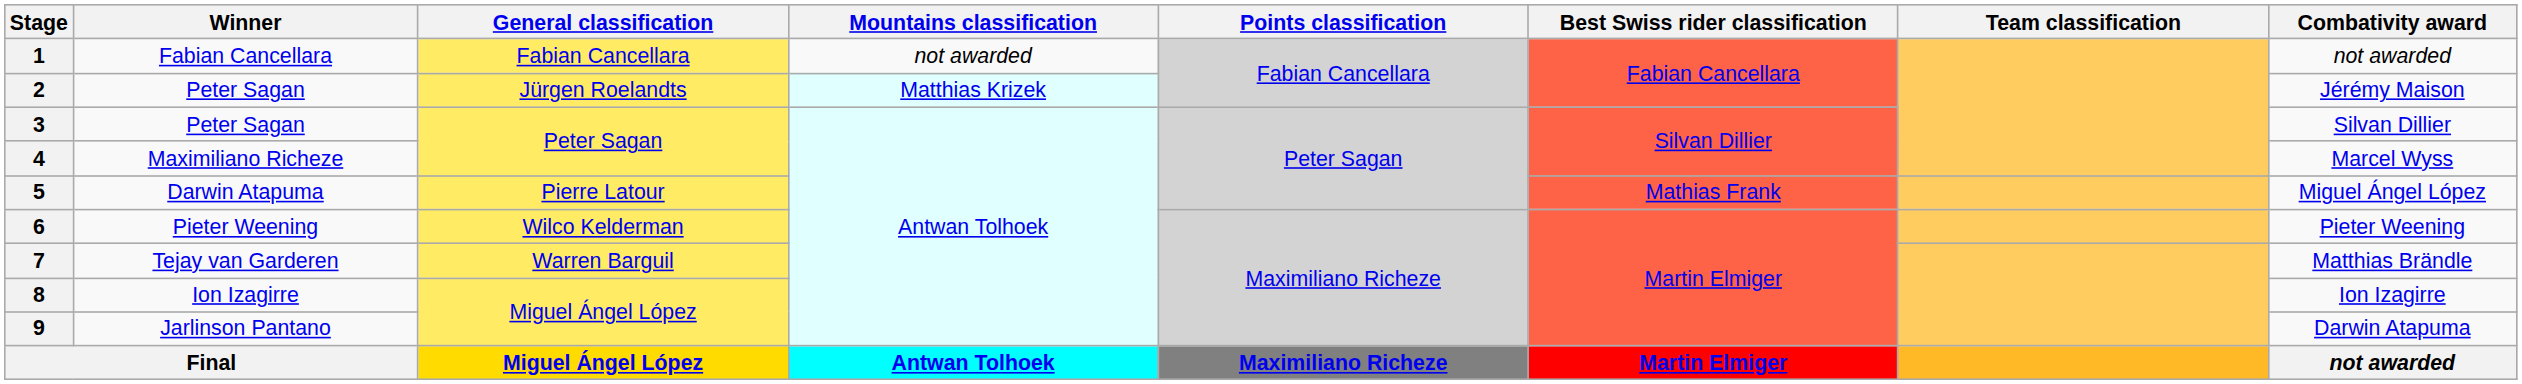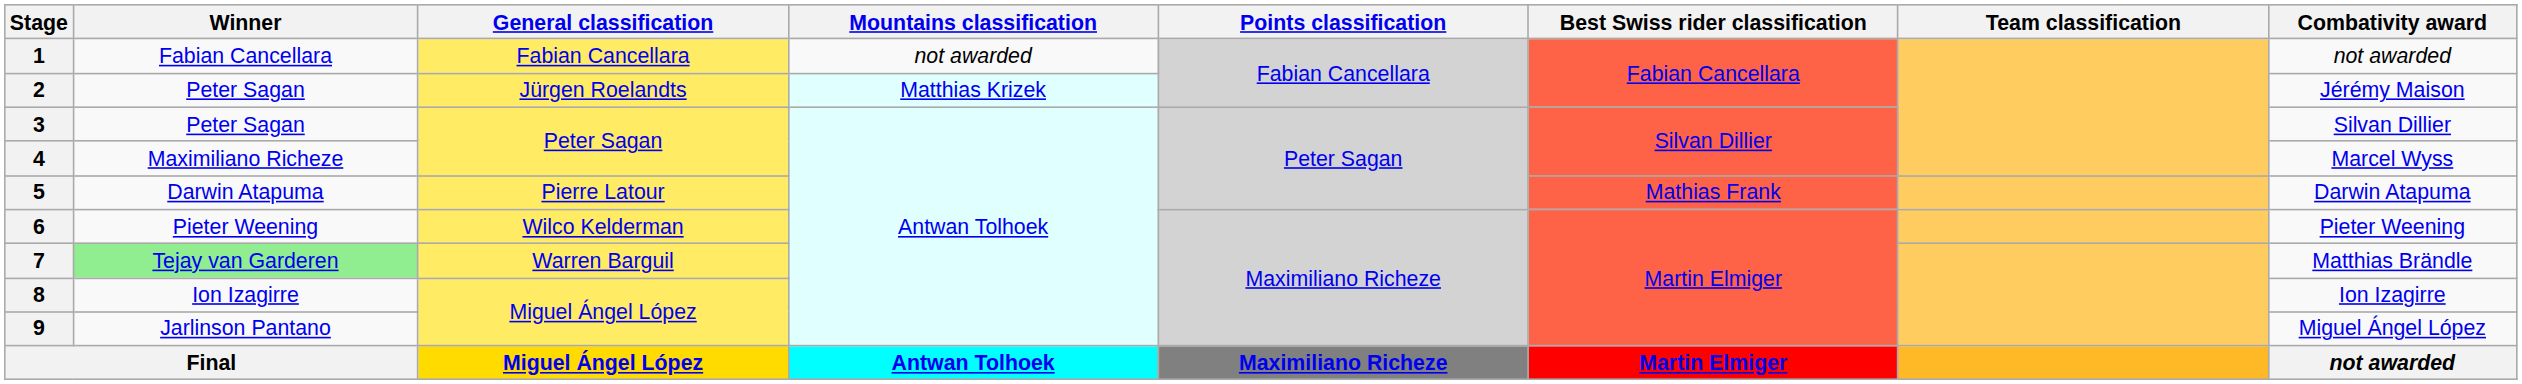(2392, 193) Miguel Ángel López -> (2392, 193) Darwin Atapuma
(245, 261) no background -> (245, 261) lightgreen background
(2392, 329) Darwin Atapuma -> (2392, 329) Miguel Ángel López
